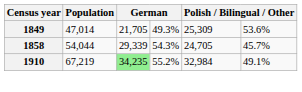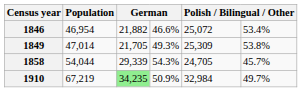+ row: (34, 29)
(256, 29) 53.6% -> (256, 45) 53.8%
(166, 62) 55.2% -> (166, 78) 50.9%
(256, 62) 49.1% -> (256, 78) 49.7%
